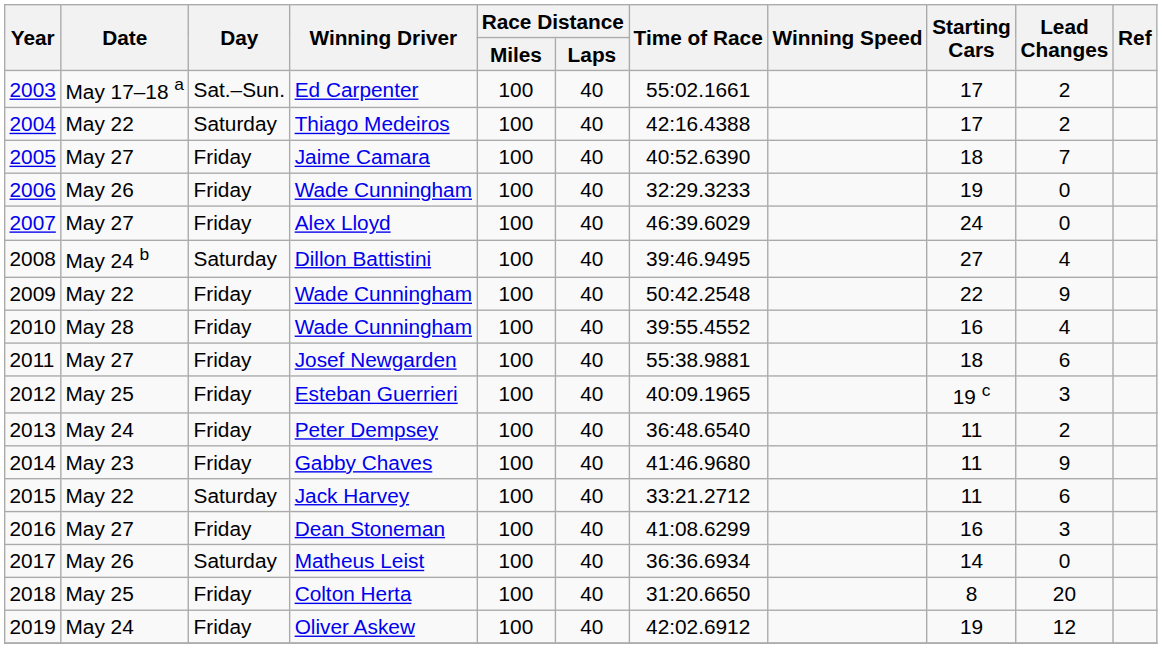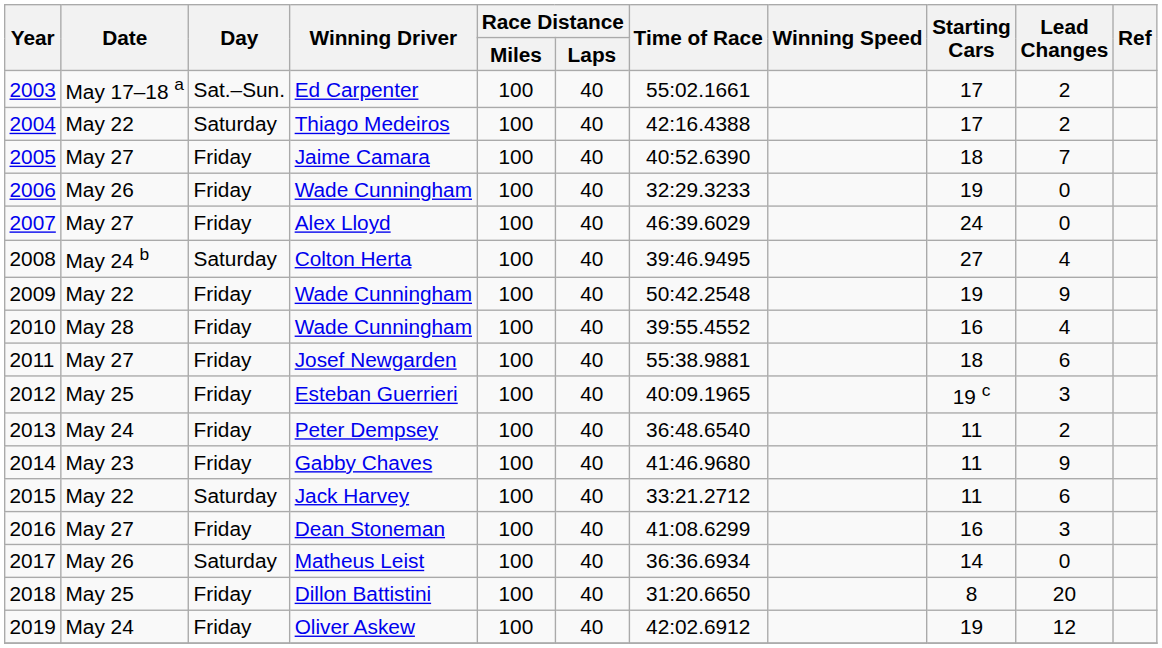(363, 258) Dillon Battistini -> (353, 258) Colton Herta
(971, 293) 22 -> (971, 293) 19
(353, 594) Colton Herta -> (363, 594) Dillon Battistini
